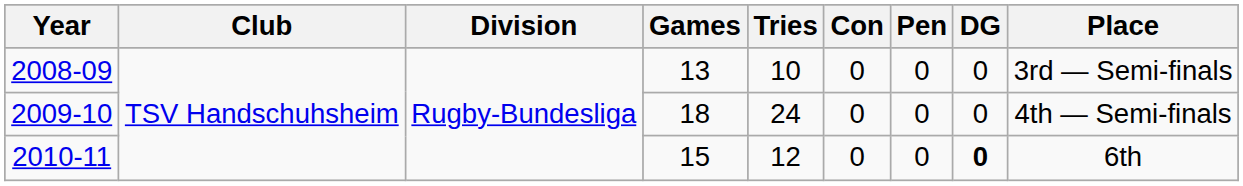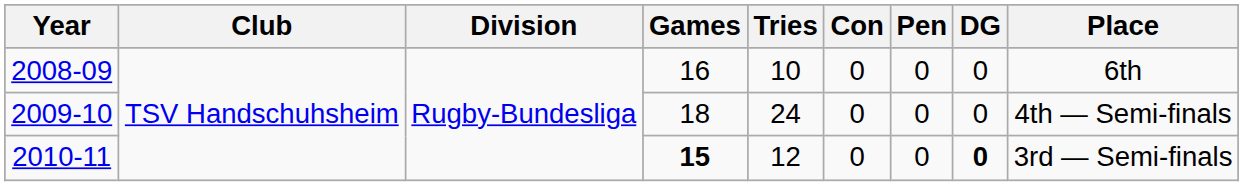(695, 69) 13 -> (695, 69) 16
(1123, 69) 3rd — Semi-finals -> (1123, 69) 6th
(695, 157) normal -> (695, 157) bold
(1123, 157) 6th -> (1123, 157) 3rd — Semi-finals
